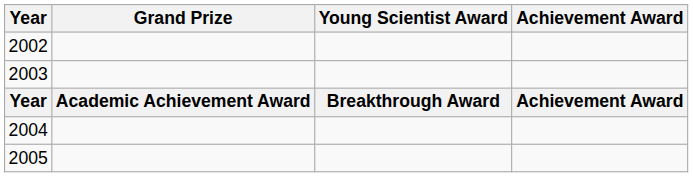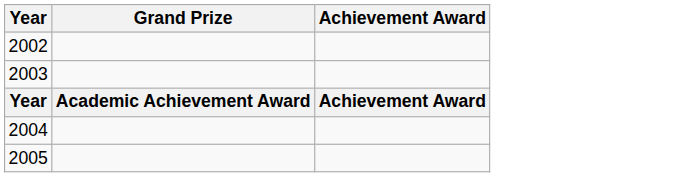- column: (413, 18)
